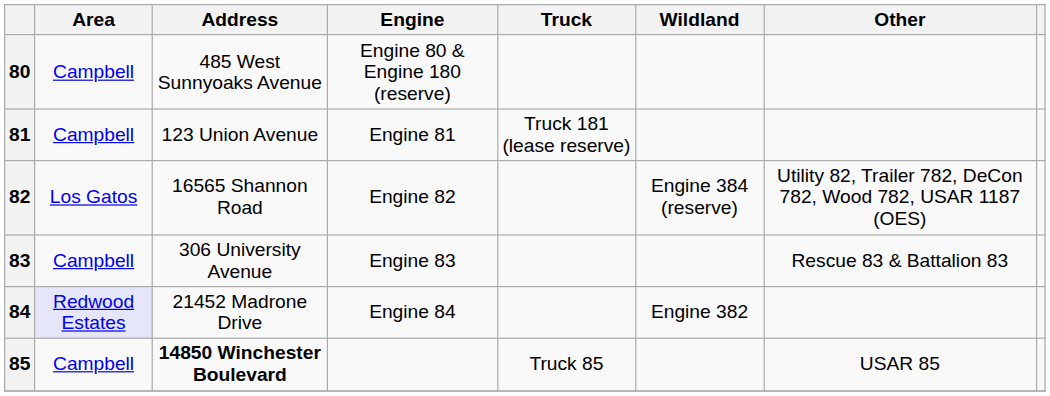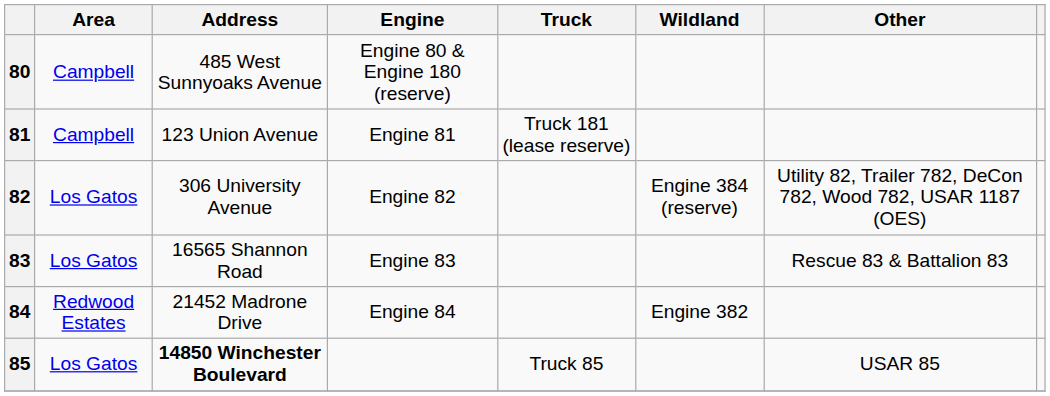(240, 197) 16565 Shannon Road -> (240, 197) 306 University Avenue
(94, 260) Campbell -> (94, 260) Los Gatos
(240, 260) 306 University Avenue -> (240, 260) 16565 Shannon Road
(94, 312) lavender background -> (94, 312) no background
(94, 364) Campbell -> (94, 364) Los Gatos
